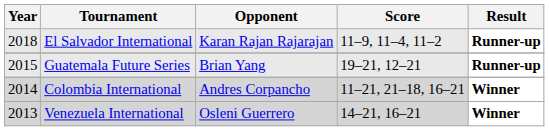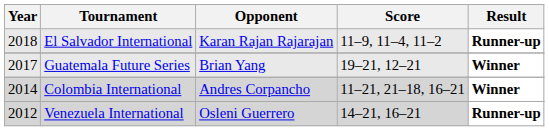(23, 65) 2015 -> (23, 65) 2017
(506, 65) Runner-up -> (496, 65) Winner
(23, 114) 2013 -> (23, 114) 2012
(496, 114) Winner -> (506, 114) Runner-up
